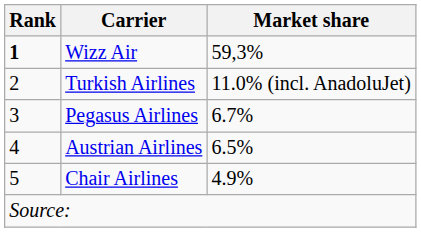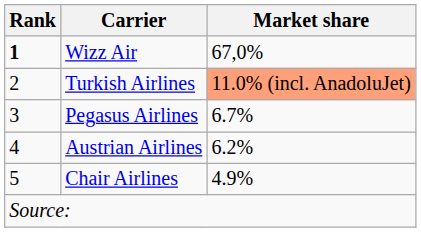(237, 52) 59,3% -> (237, 52) 67,0%
(311, 83) no background -> (311, 83) lightsalmon background
(232, 147) 6.5% -> (232, 147) 6.2%
